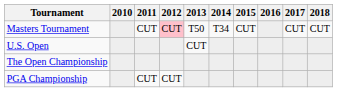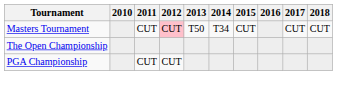- row: (28, 46)
